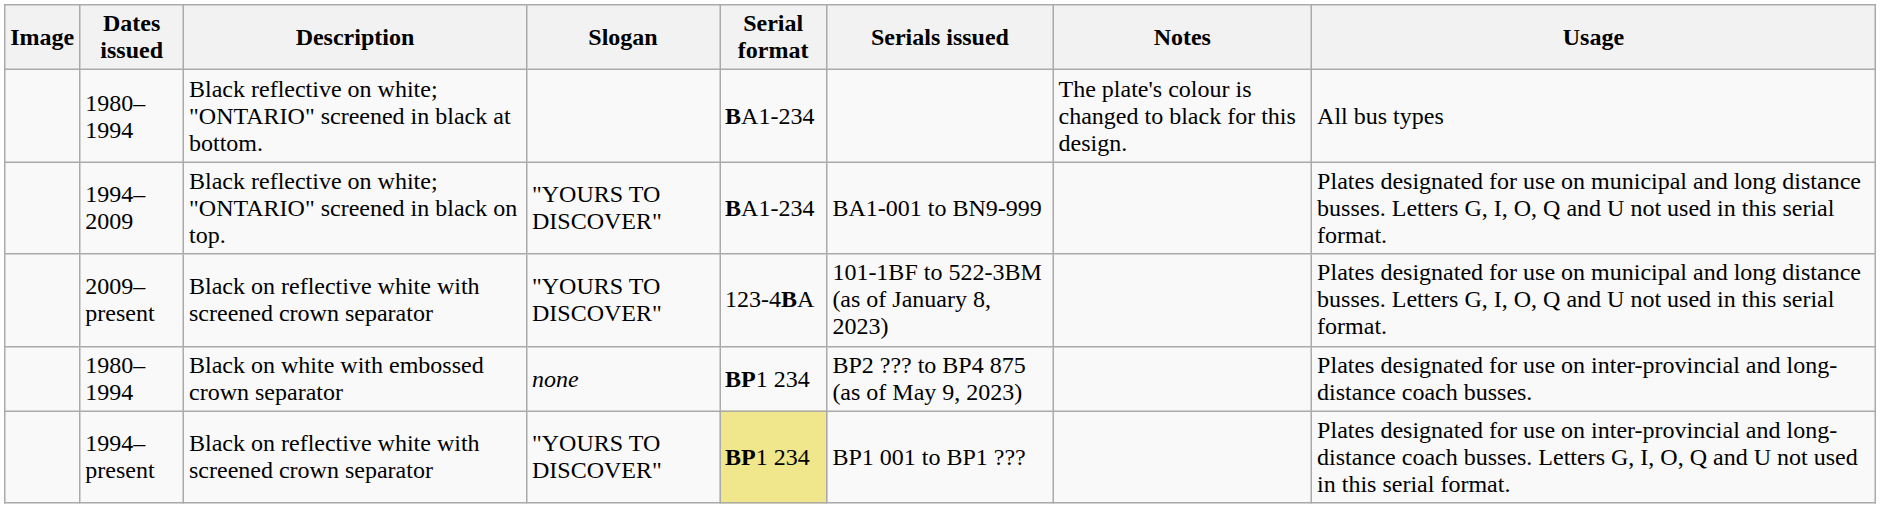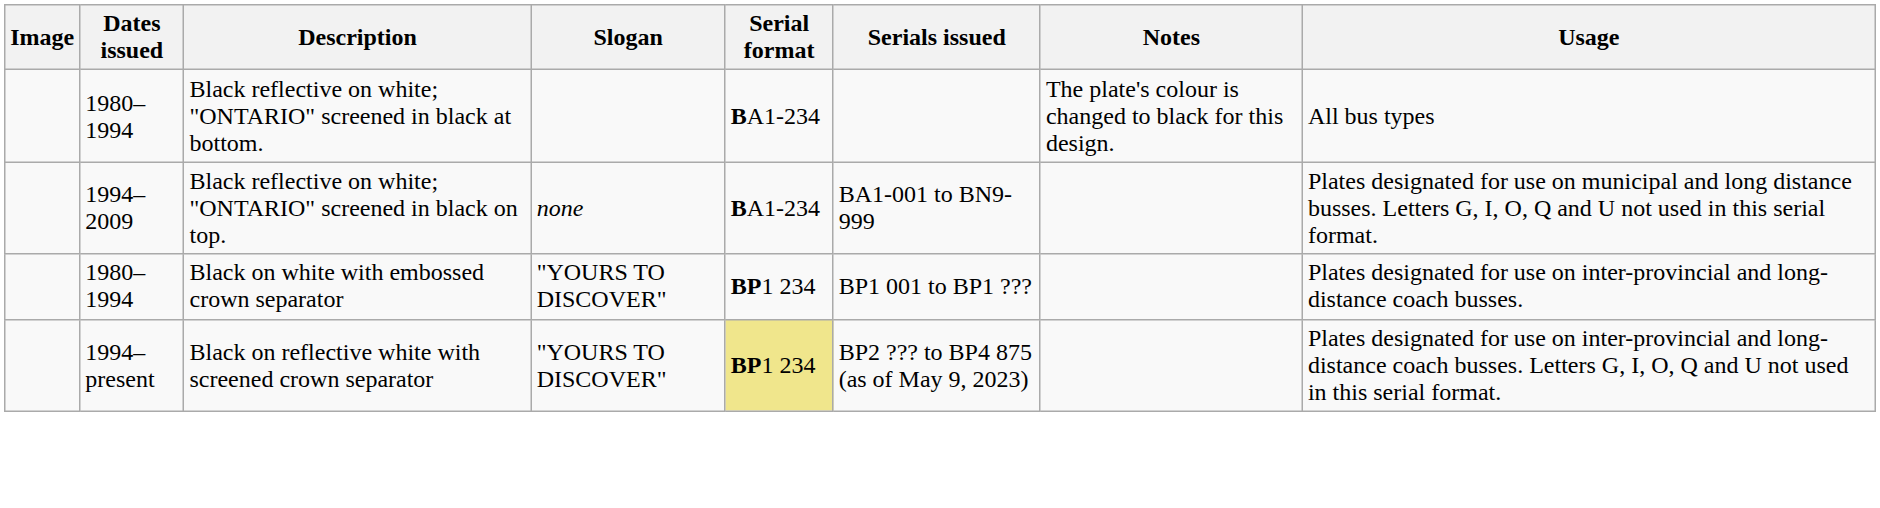(597, 207) "YOURS TO DISCOVER" -> (560, 207) none
- row: (120, 299)
(555, 378) none -> (602, 286) "YOURS TO DISCOVER"
(929, 378) BP2 ??? to BP4 875 (as of May 9, 2023) -> (935, 286) BP1 001 to BP1 ???
(929, 456) BP1 001 to BP1 ??? -> (935, 364) BP2 ??? to BP4 875 (as of May 9, 2023)
